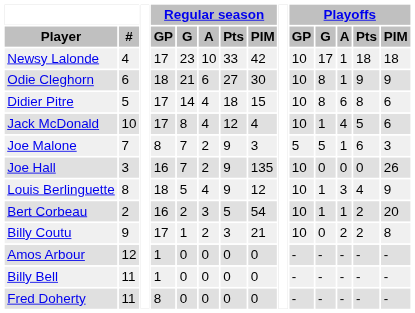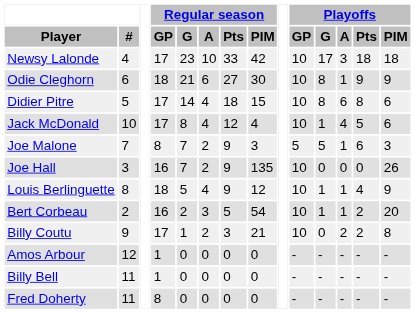(343, 58) 1 -> (343, 58) 3
(343, 189) 3 -> (343, 189) 1
